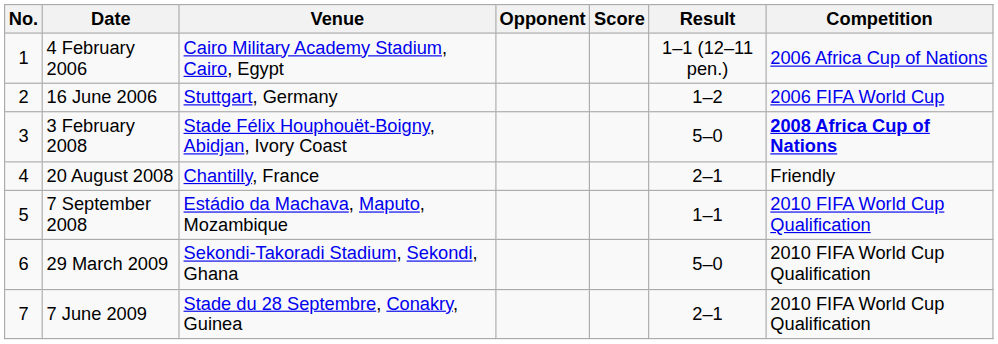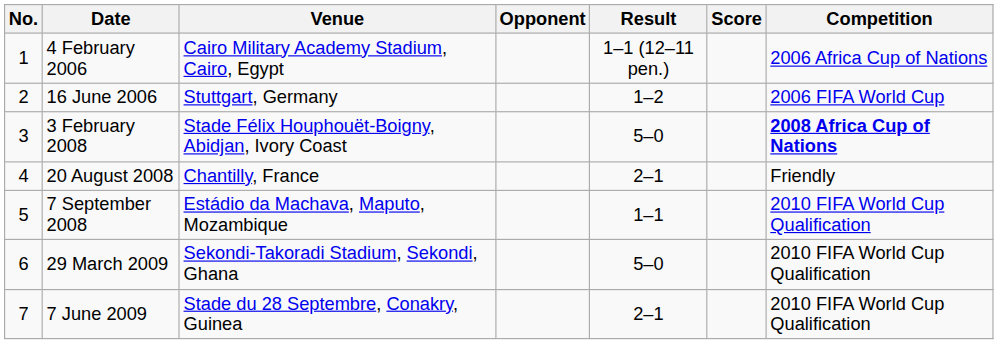columns swapped: (619, 18) <-> (708, 18)
